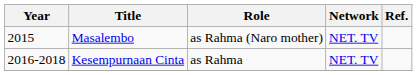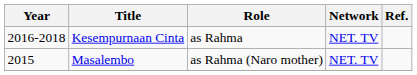rows swapped: (103, 37) <-> (128, 59)
